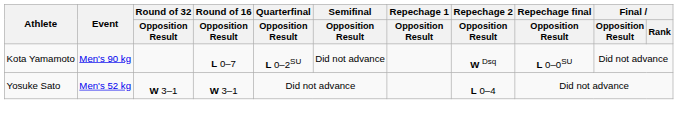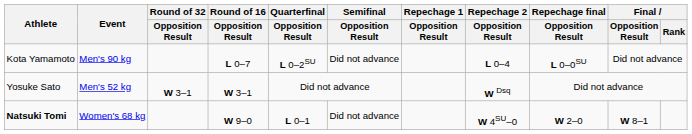(483, 64) W Dsq -> (497, 64) L 0–4
(483, 91) L 0–4 -> (497, 93) W Dsq
+ row: (37, 116)
